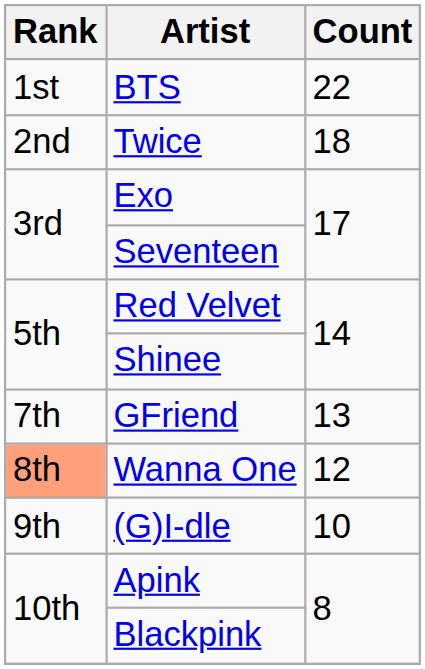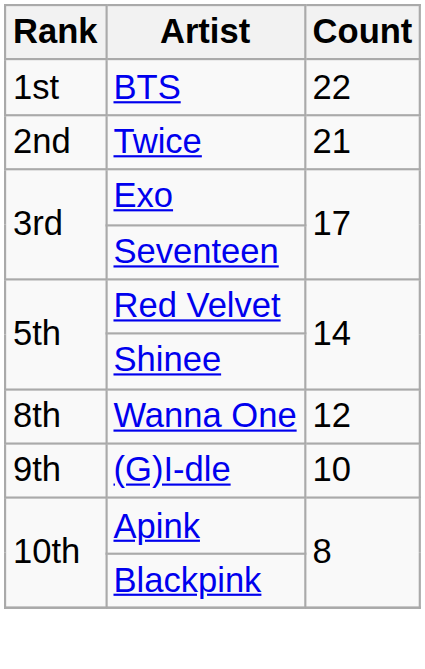(332, 141) 18 -> (332, 141) 21
- row: (176, 415)
(37, 470) lightsalmon background -> (37, 415) no background
